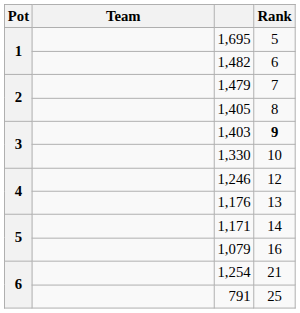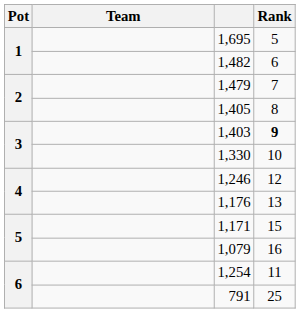(275, 226) 14 -> (275, 226) 15
(275, 272) 21 -> (275, 272) 11
